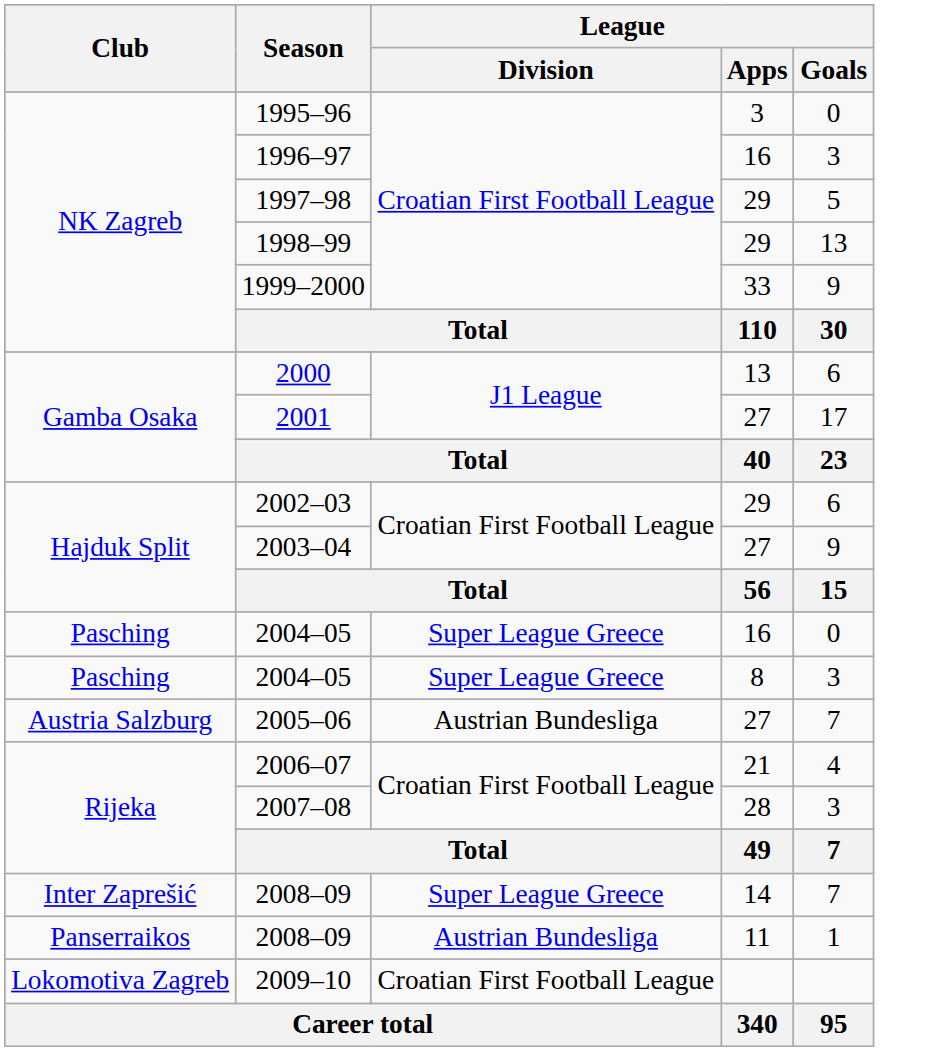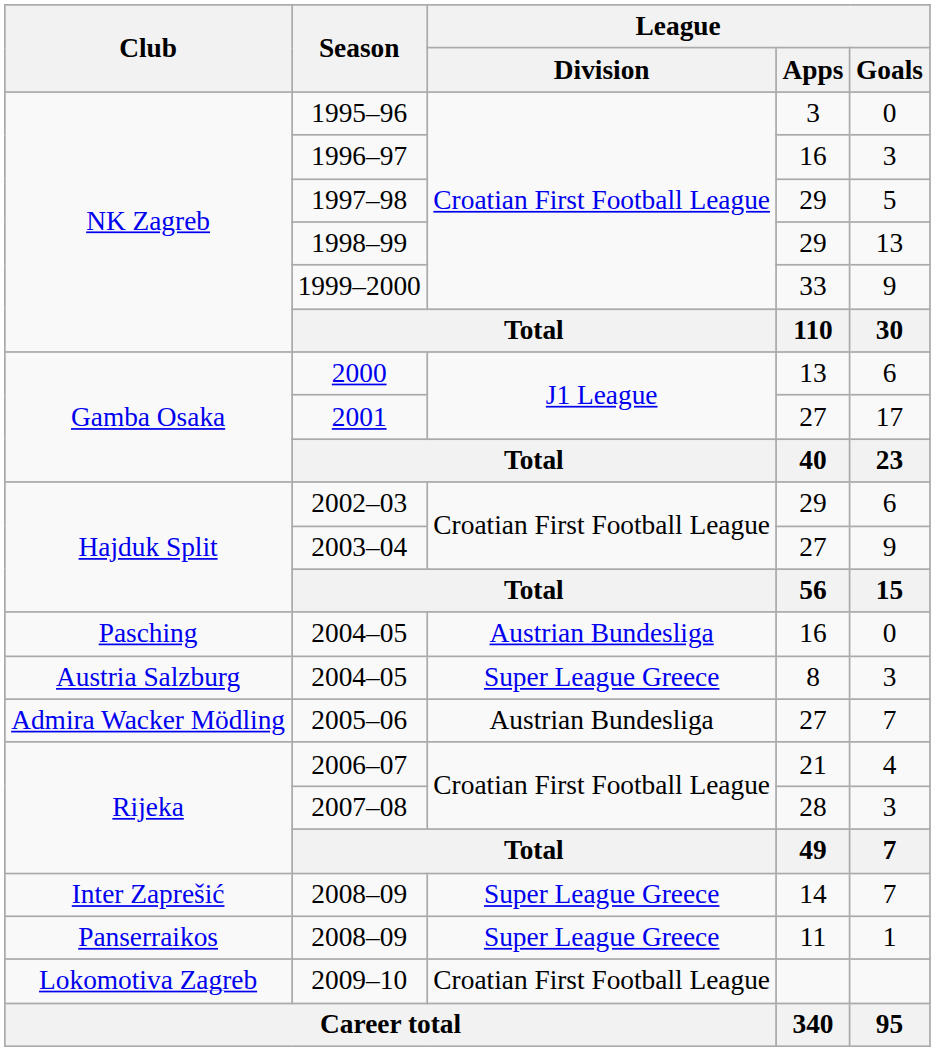(546, 633) Super League Greece -> (602, 633) Austrian Bundesliga
(120, 677) Pasching -> (148, 677) Austria Salzburg
(120, 720) Austria Salzburg -> (148, 720) Admira Wacker Mödling
(546, 937) Austrian Bundesliga -> (602, 937) Super League Greece
